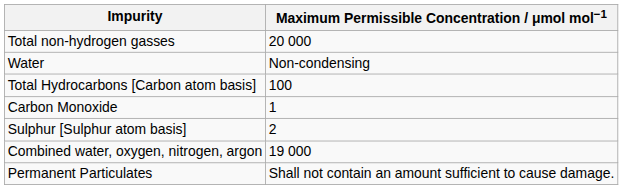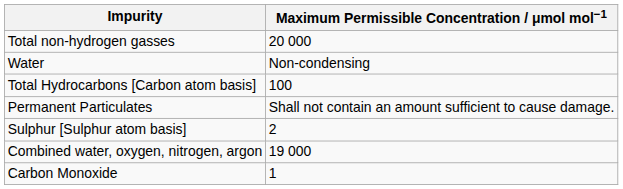rows swapped: (63, 107) <-> (80, 173)
